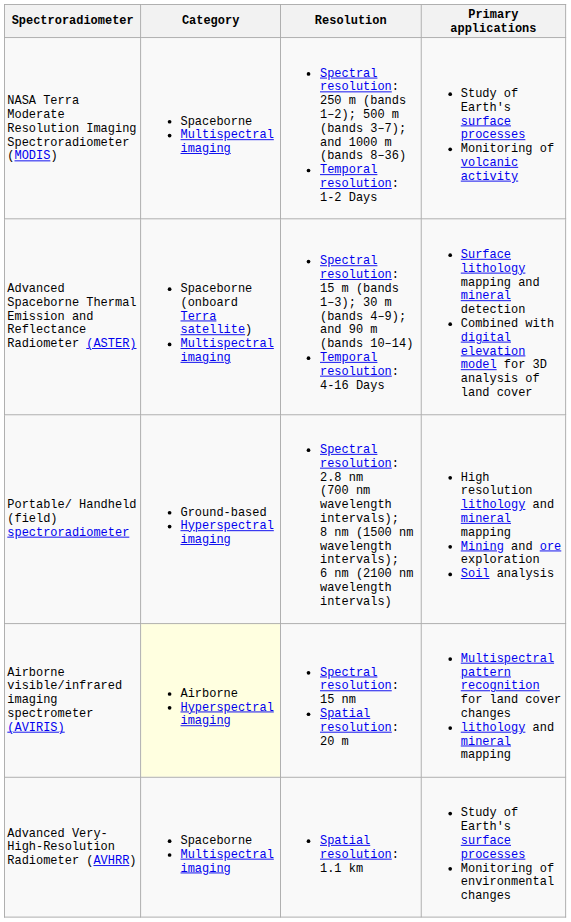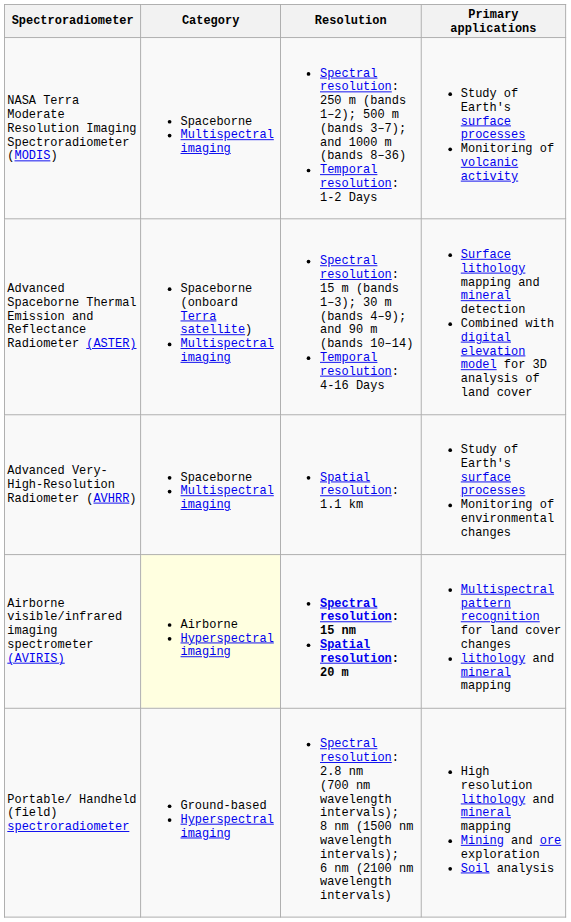rows swapped: (72, 847) <-> (72, 519)
(351, 707) normal -> (351, 638) bold
